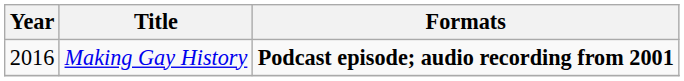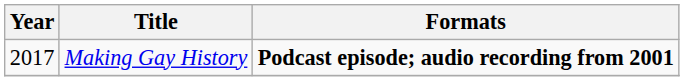(32, 57) 2016 -> (32, 57) 2017
